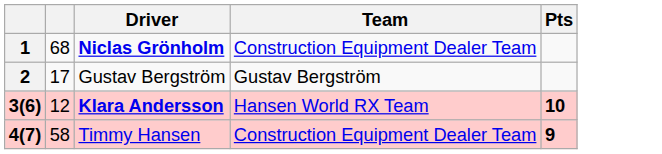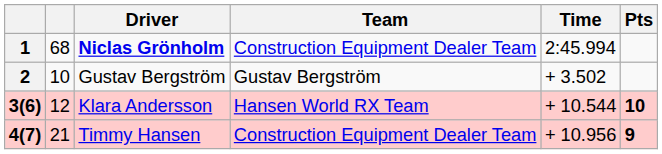+ column: (581, 19)
(60, 77) 17 -> (60, 77) 10
(151, 106) bold -> (145, 106) normal
(60, 135) 58 -> (60, 135) 21
